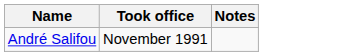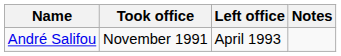+ column: (250, 16)
